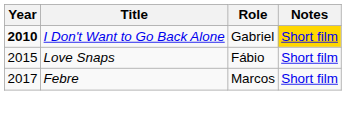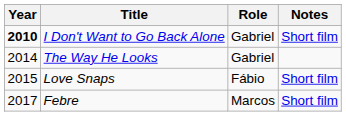(310, 36) gold background -> (310, 36) no background
+ row: (101, 57)
